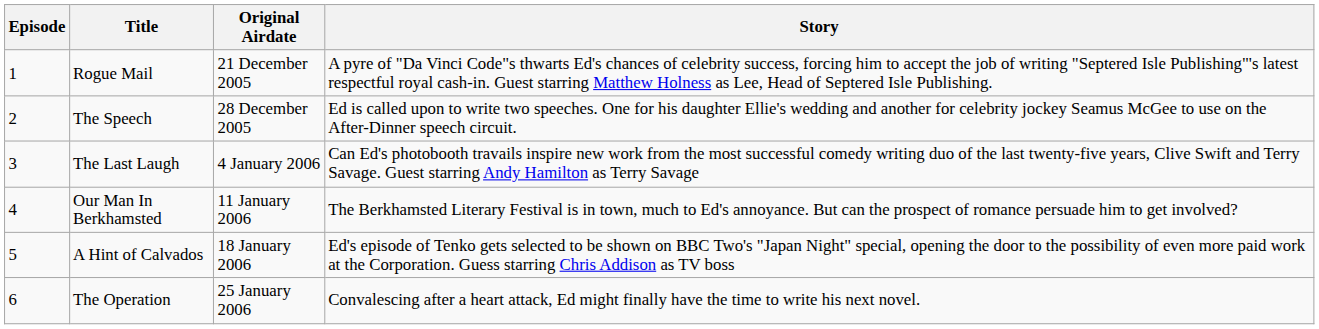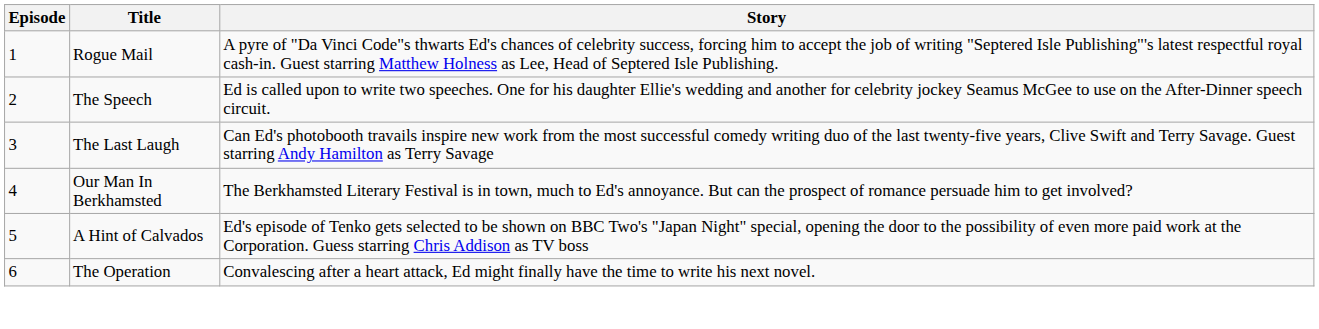- column: (269, 27)
